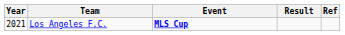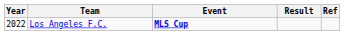(16, 24) 2021 -> (16, 24) 2022
